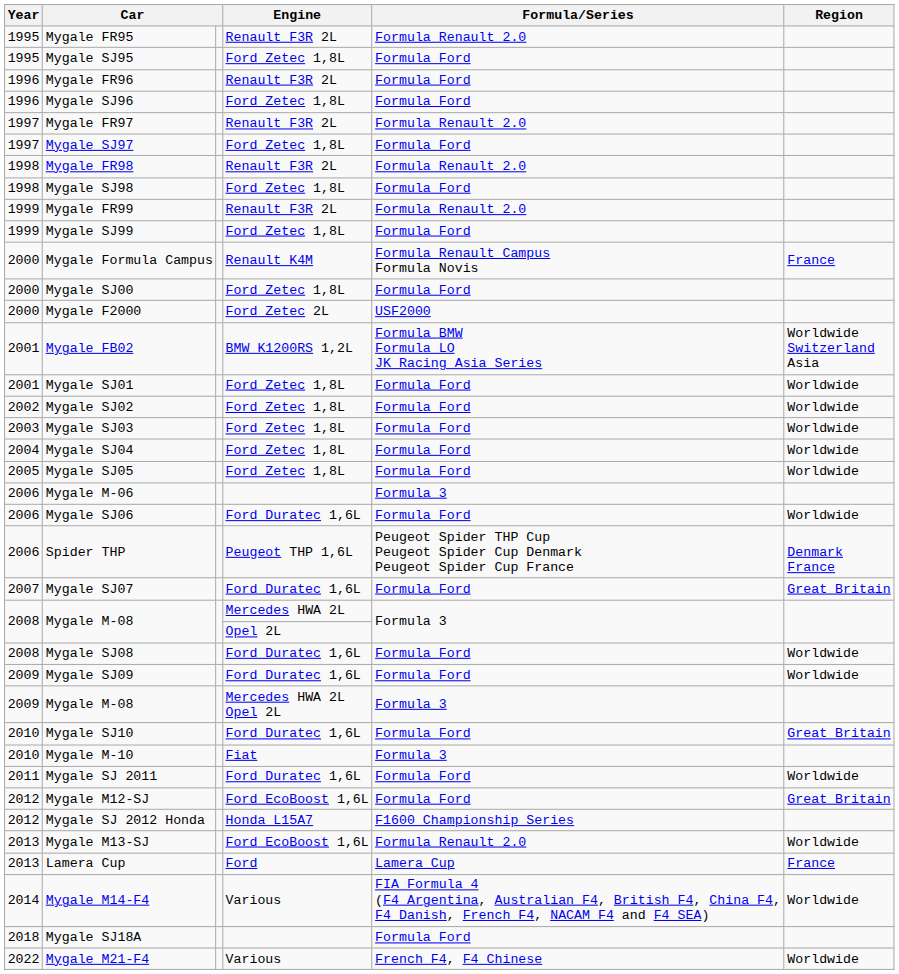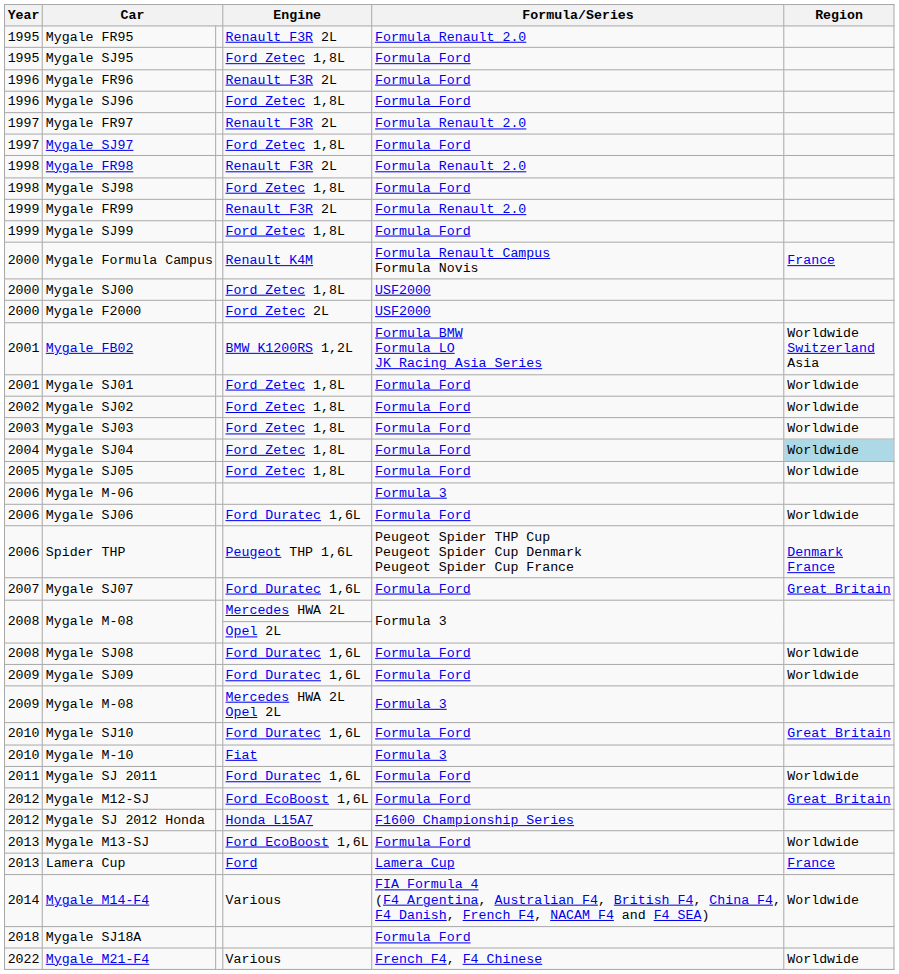(423, 290) Formula Ford -> (403, 290) USF2000
(823, 450) no background -> (823, 450) lightblue background
(451, 842) Formula Renault 2.0 -> (423, 842) Formula Ford
